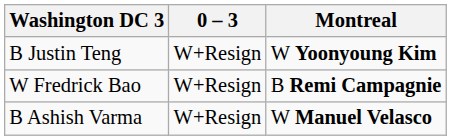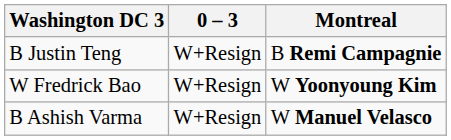(354, 53) W Yoonyoung Kim -> (356, 53) B Remi Campagnie
(356, 85) B Remi Campagnie -> (354, 85) W Yoonyoung Kim
